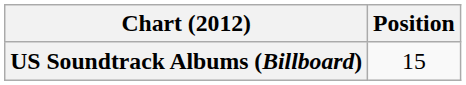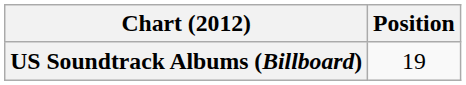(414, 60) 15 -> (414, 60) 19
